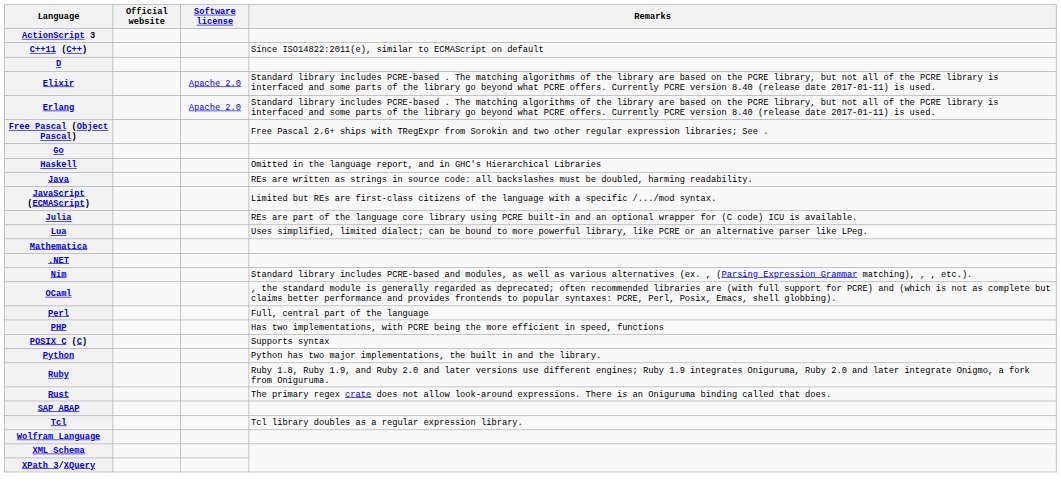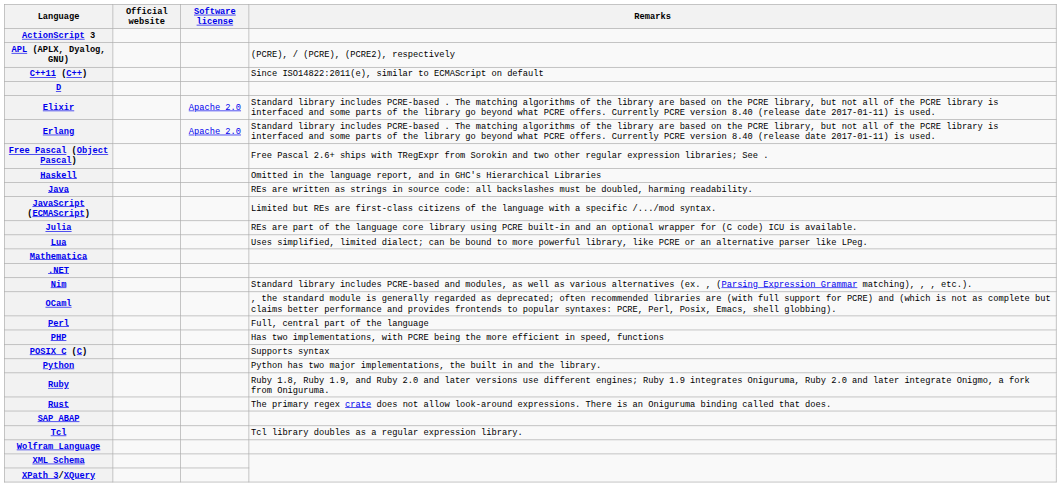+ row: (59, 55)
- row: (59, 151)
